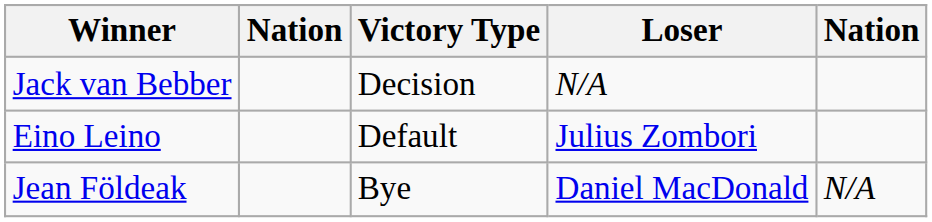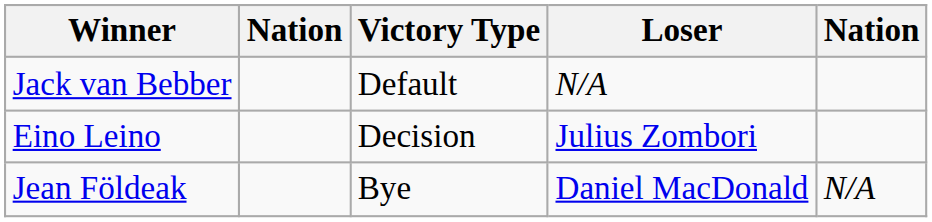(417, 83) Decision -> (407, 83) Default
(407, 135) Default -> (417, 135) Decision
